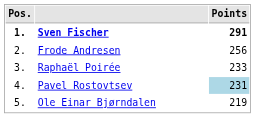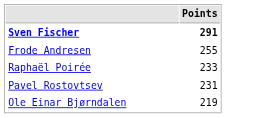- column: (20, 14)
(238, 50) 256 -> (209, 50) 255
(238, 85) lightblue background -> (209, 85) no background
